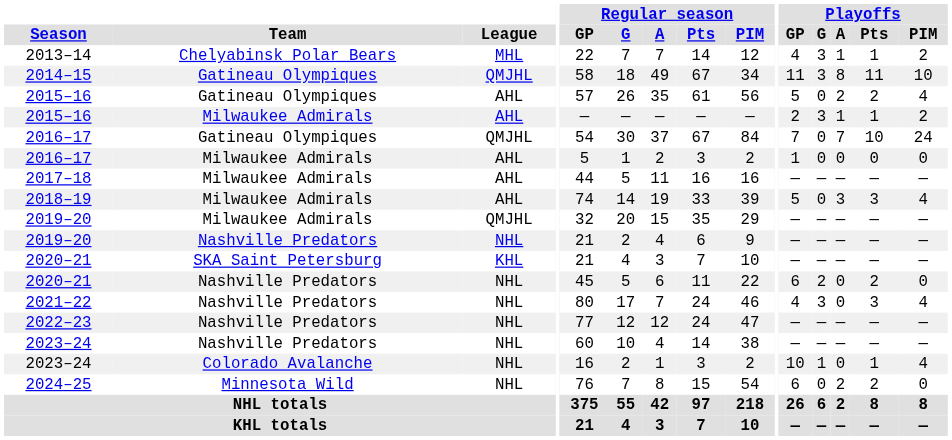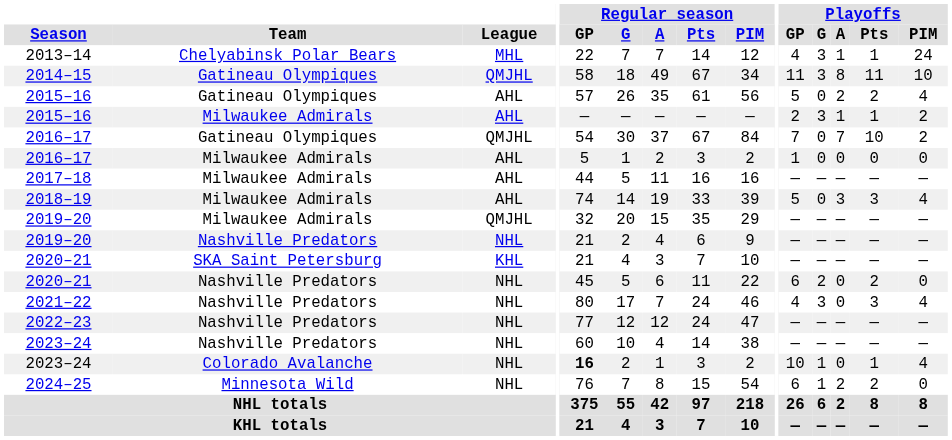(923, 55) 2 -> (923, 55) 24
(923, 138) 24 -> (923, 138) 2
(584, 364) normal -> (584, 364) bold
(822, 385) 0 -> (822, 385) 1
